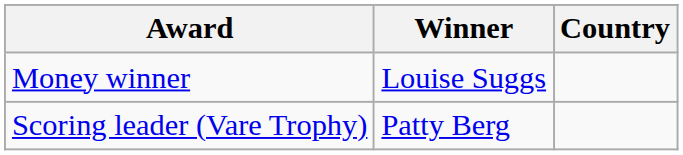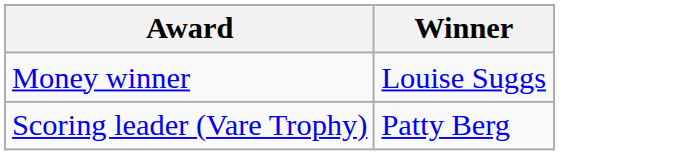- column: (615, 28)
